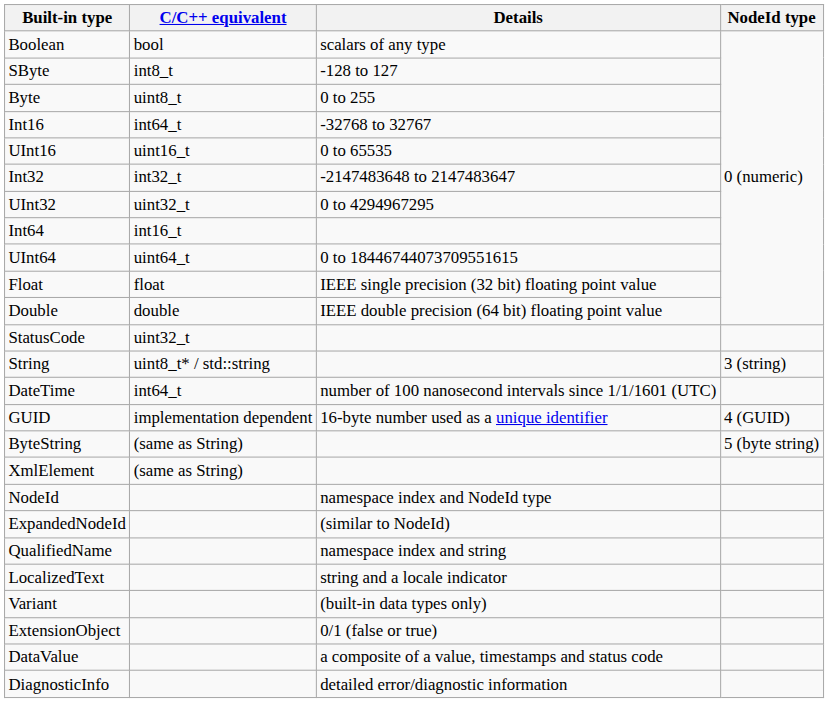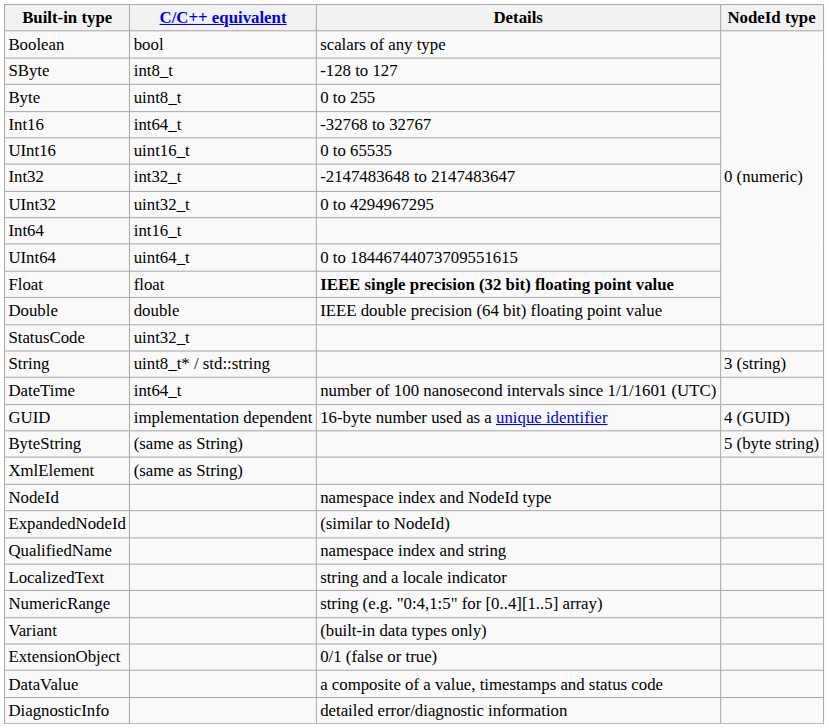(488, 284) normal -> (497, 284) bold
+ row: (59, 603)
